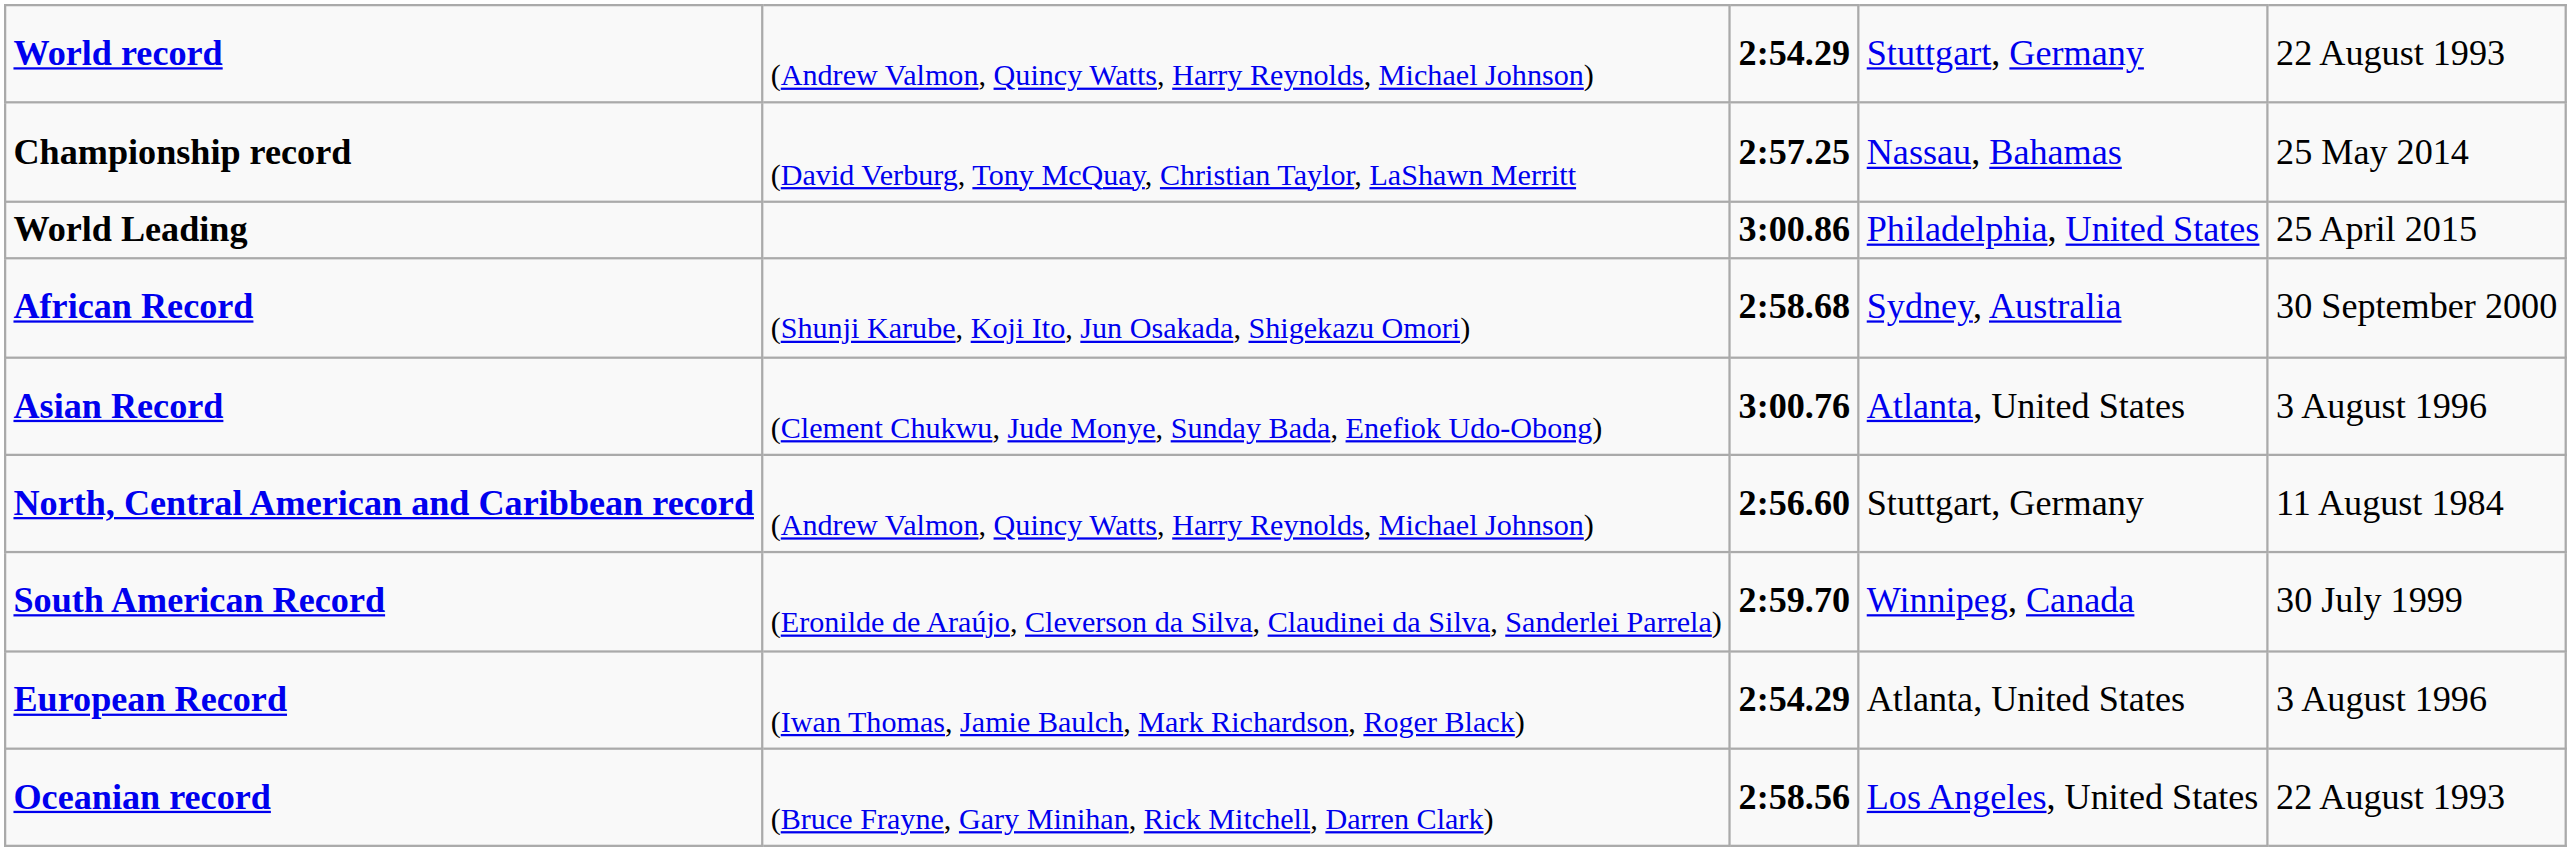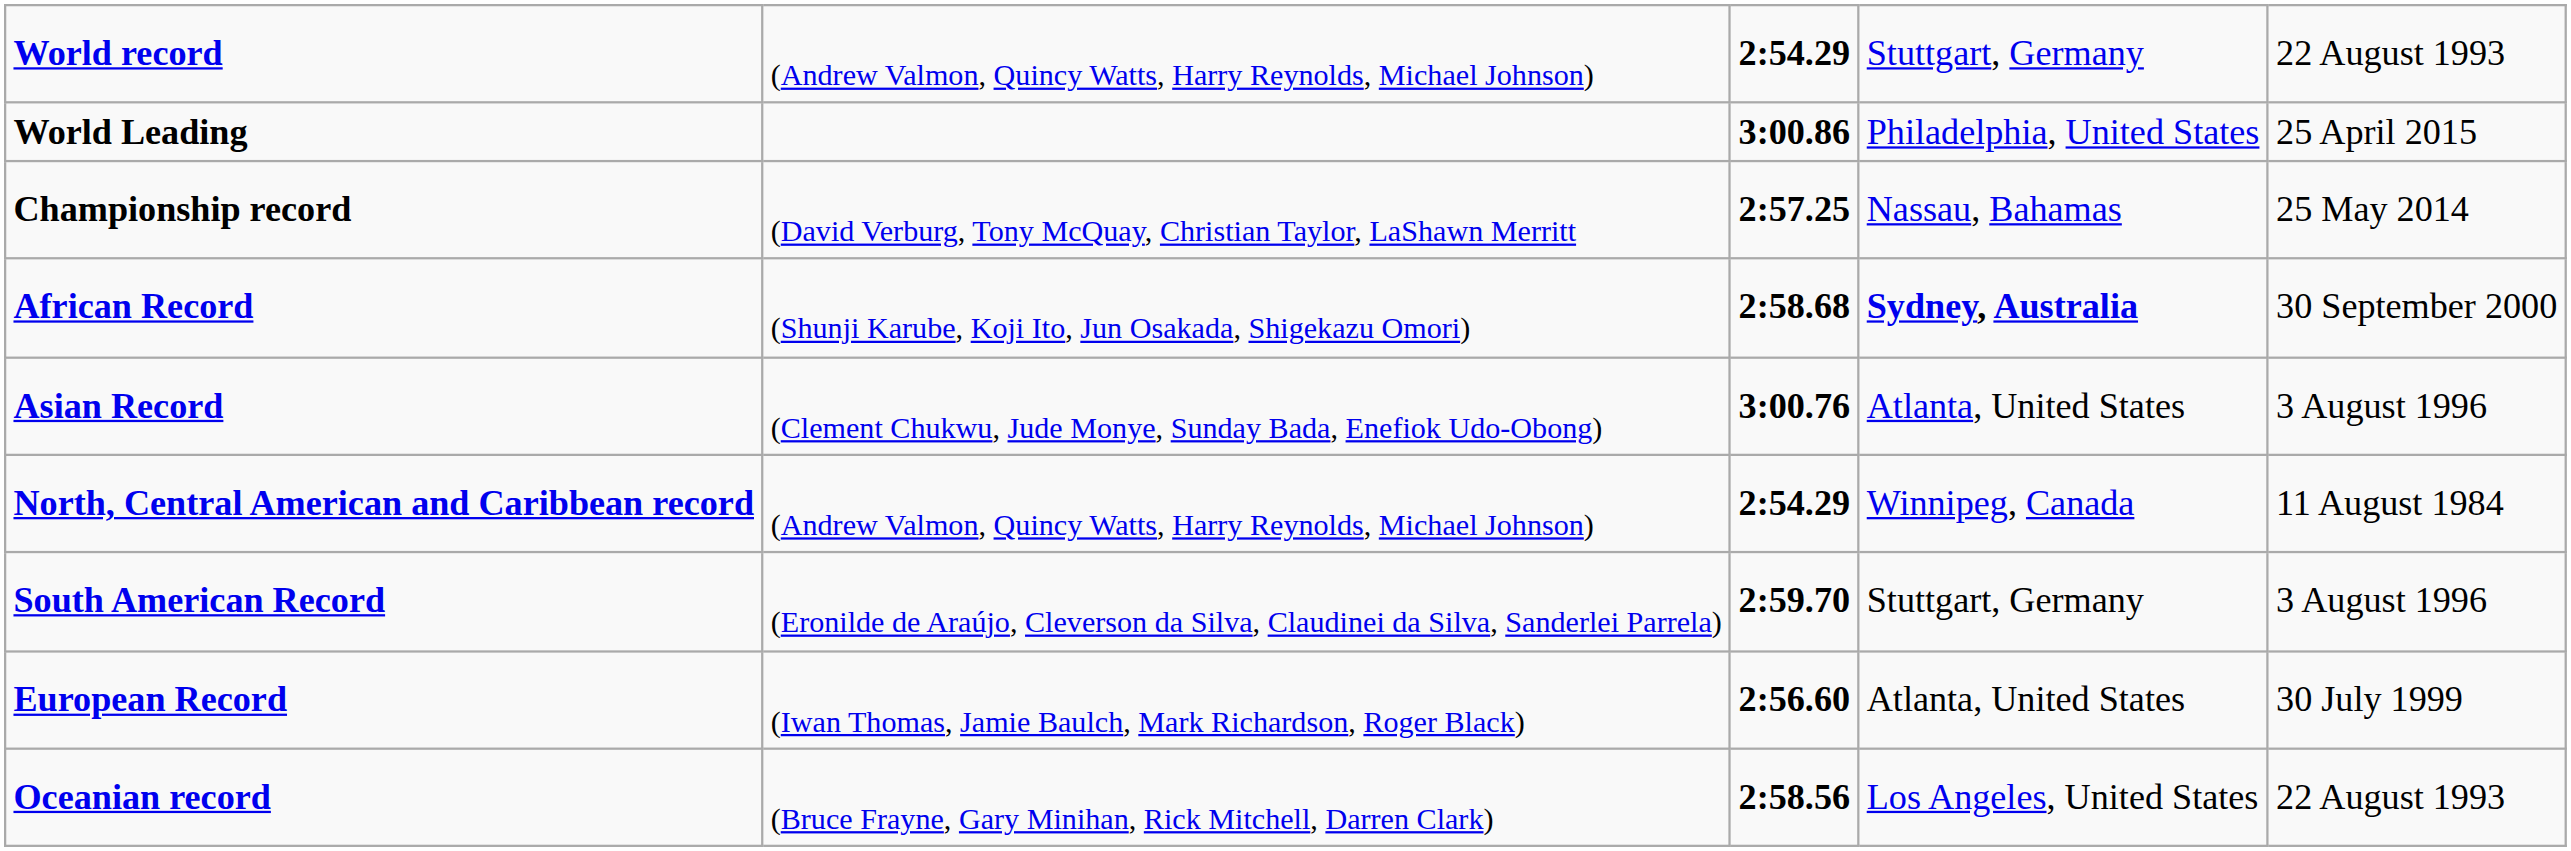rows swapped: (182, 151) <-> (131, 229)
(1994, 306) normal -> (2002, 306) bold
(1794, 502) 2:56.60 -> (1794, 502) 2:54.29
(2005, 502) Stuttgart, Germany -> (2001, 502) Winnipeg, Canada
(2001, 600) Winnipeg, Canada -> (2005, 600) Stuttgart, Germany
(2369, 600) 30 July 1999 -> (2382, 600) 3 August 1996
(1794, 699) 2:54.29 -> (1794, 699) 2:56.60
(2382, 699) 3 August 1996 -> (2369, 699) 30 July 1999
